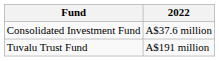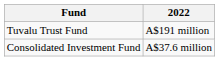rows swapped: (47, 47) <-> (74, 30)
